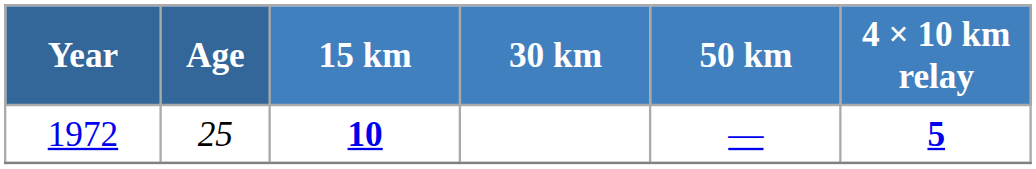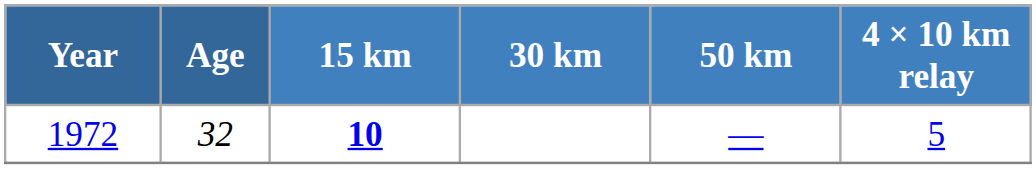(215, 133) 25 -> (215, 133) 32
(936, 133) bold -> (936, 133) normal
